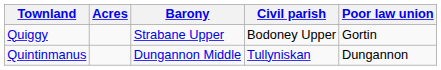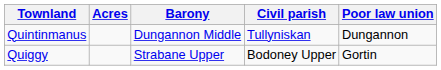rows swapped: (28, 34) <-> (47, 55)
